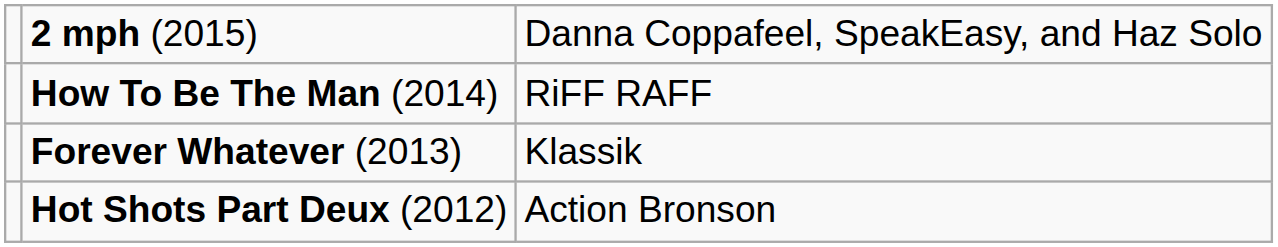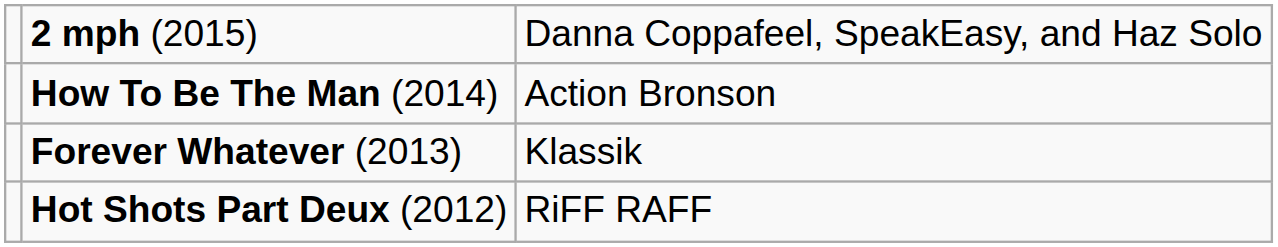(618, 92) RiFF RAFF -> (650, 92) Action Bronson
(650, 210) Action Bronson -> (618, 210) RiFF RAFF
